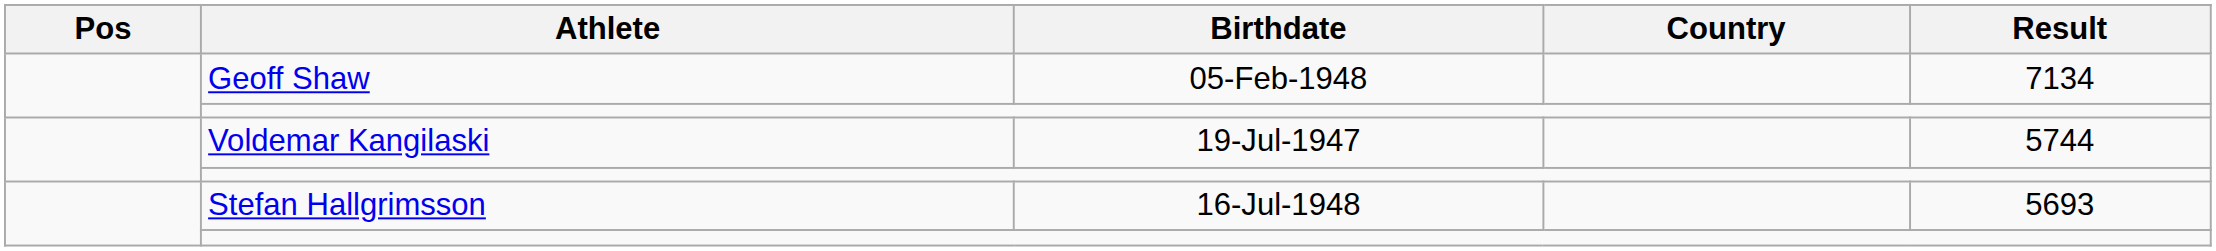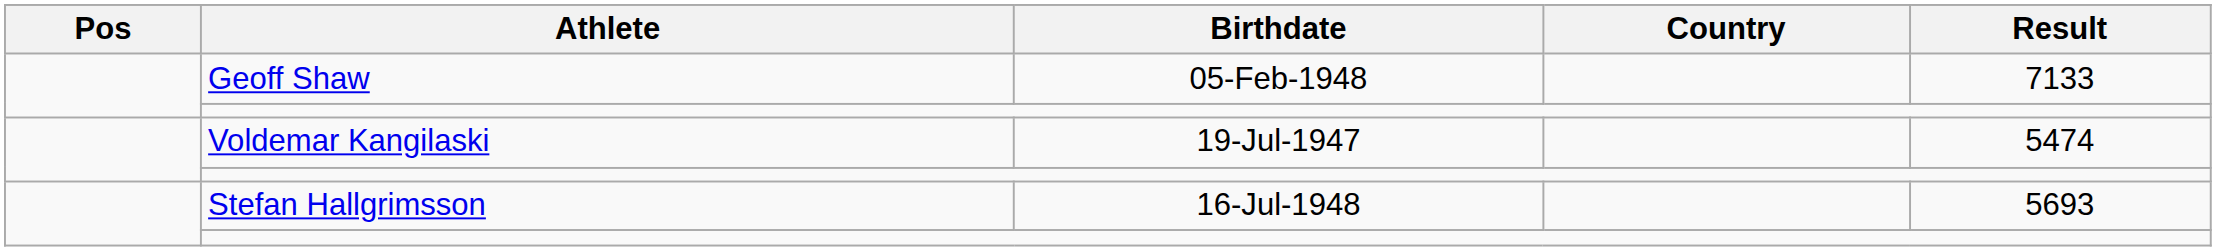(2060, 78) 7134 -> (2060, 78) 7133
(2060, 141) 5744 -> (2060, 141) 5474
